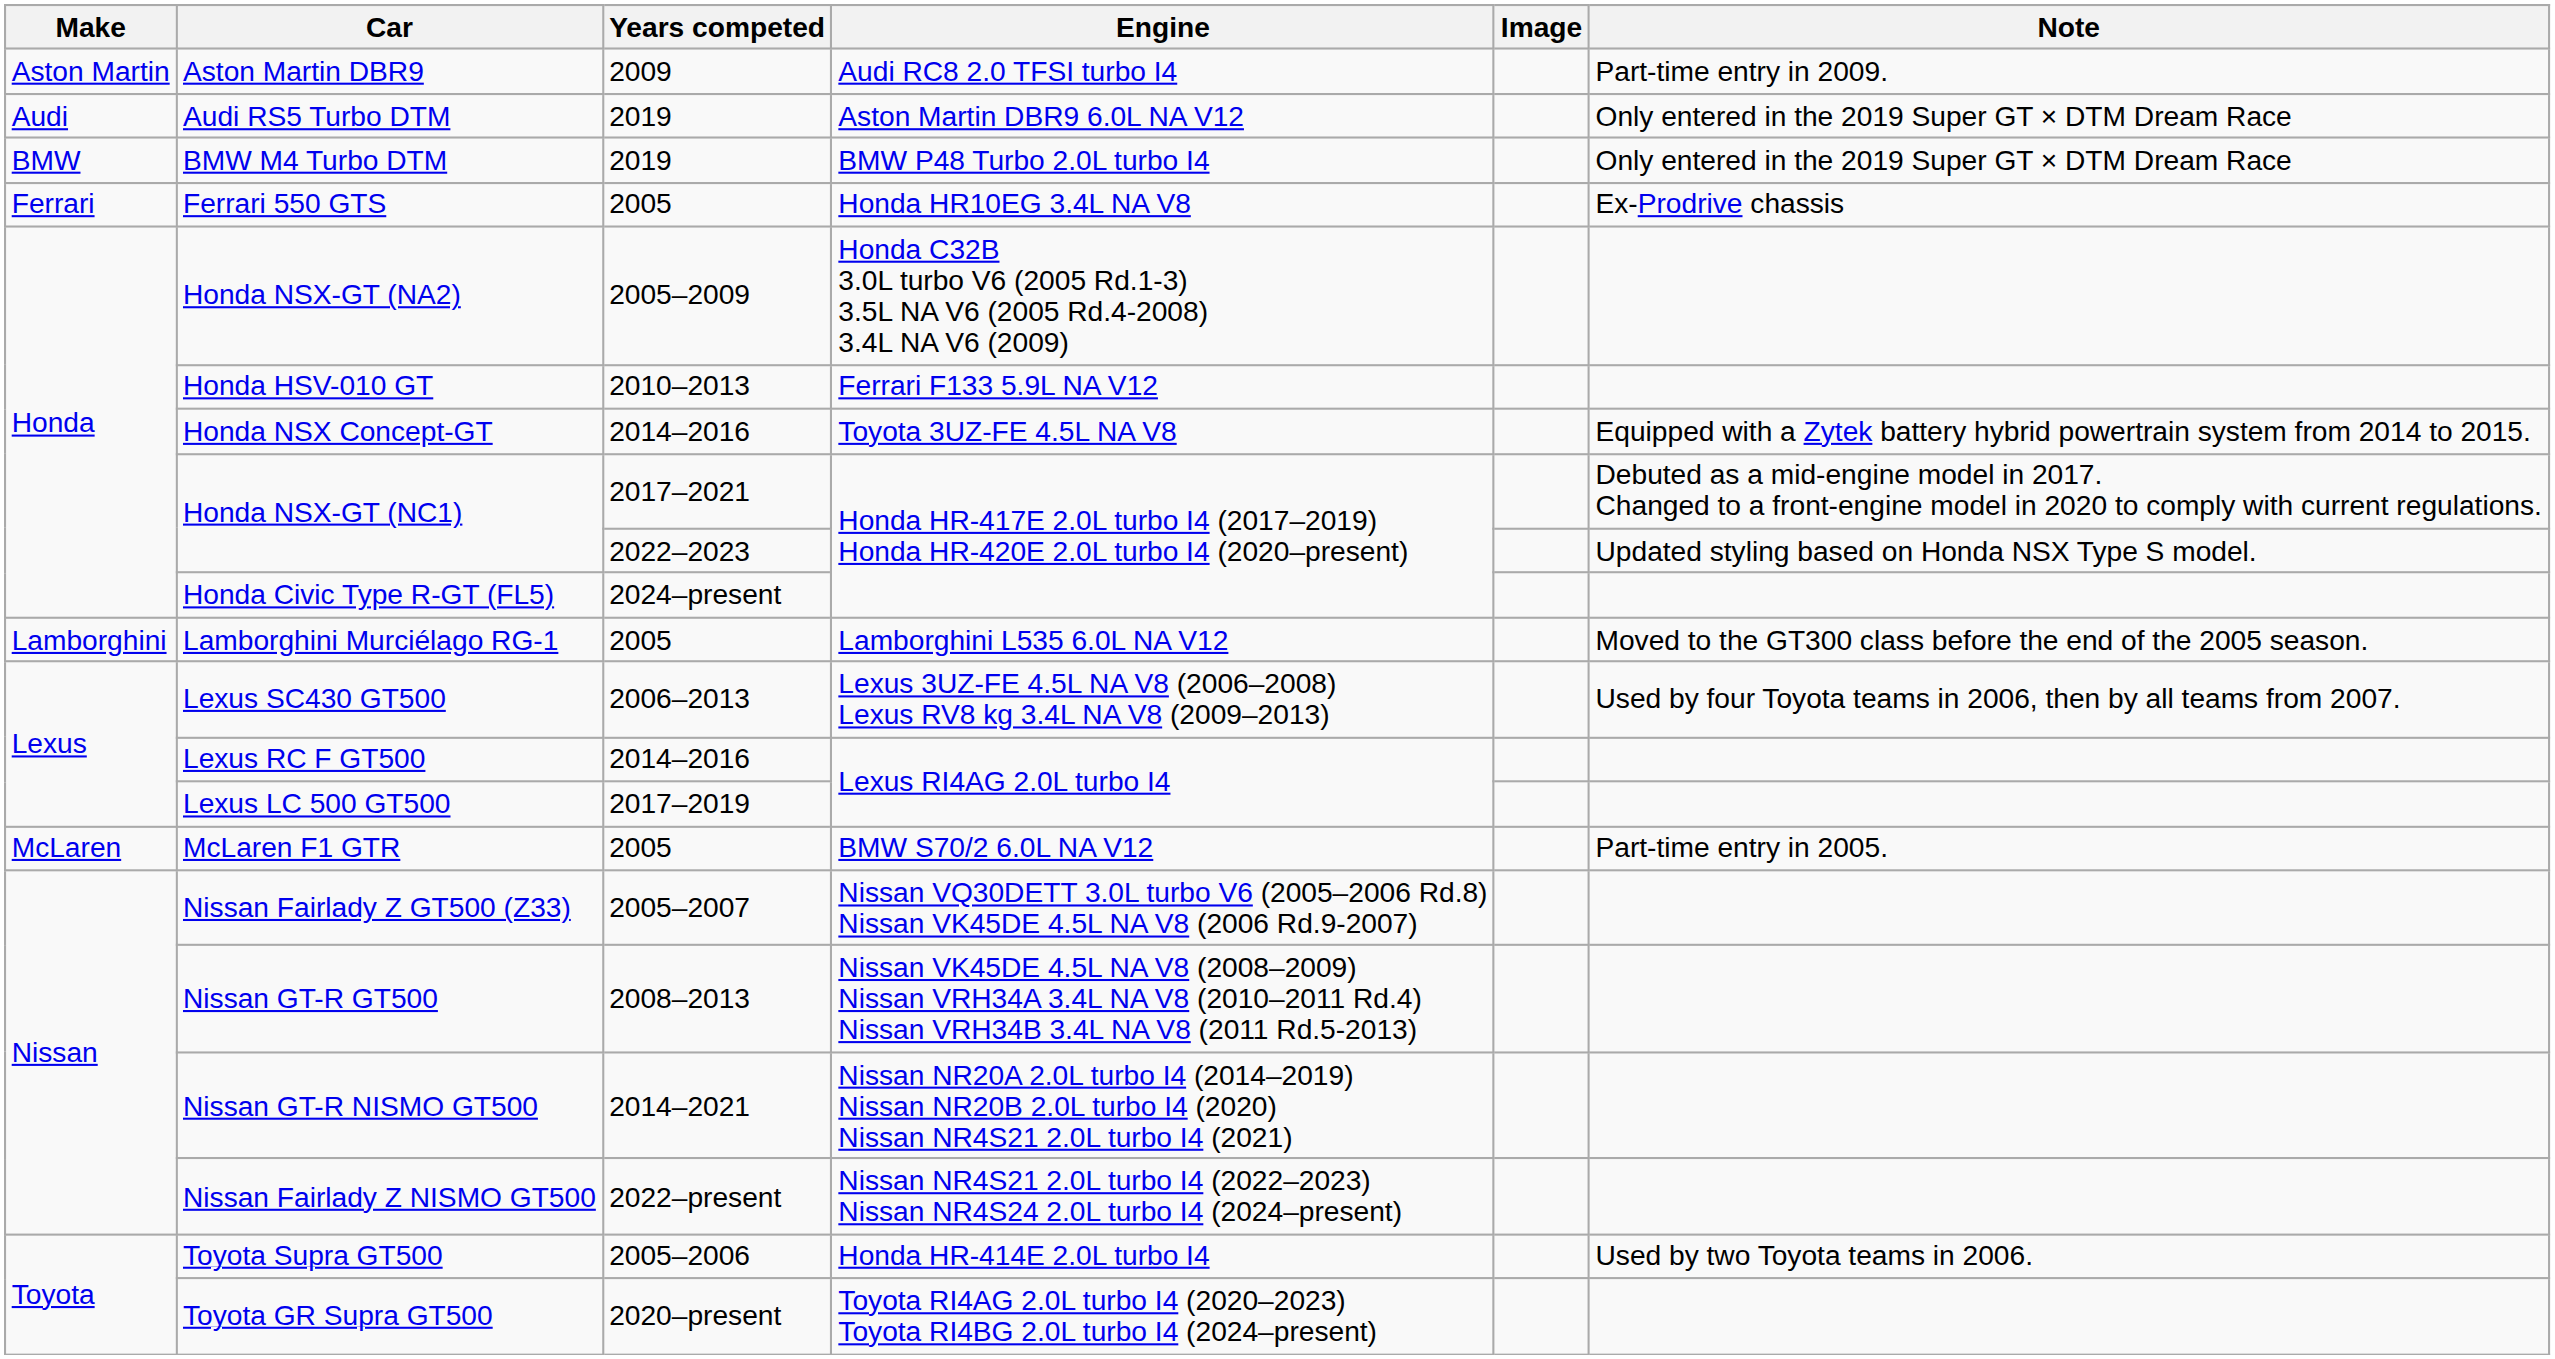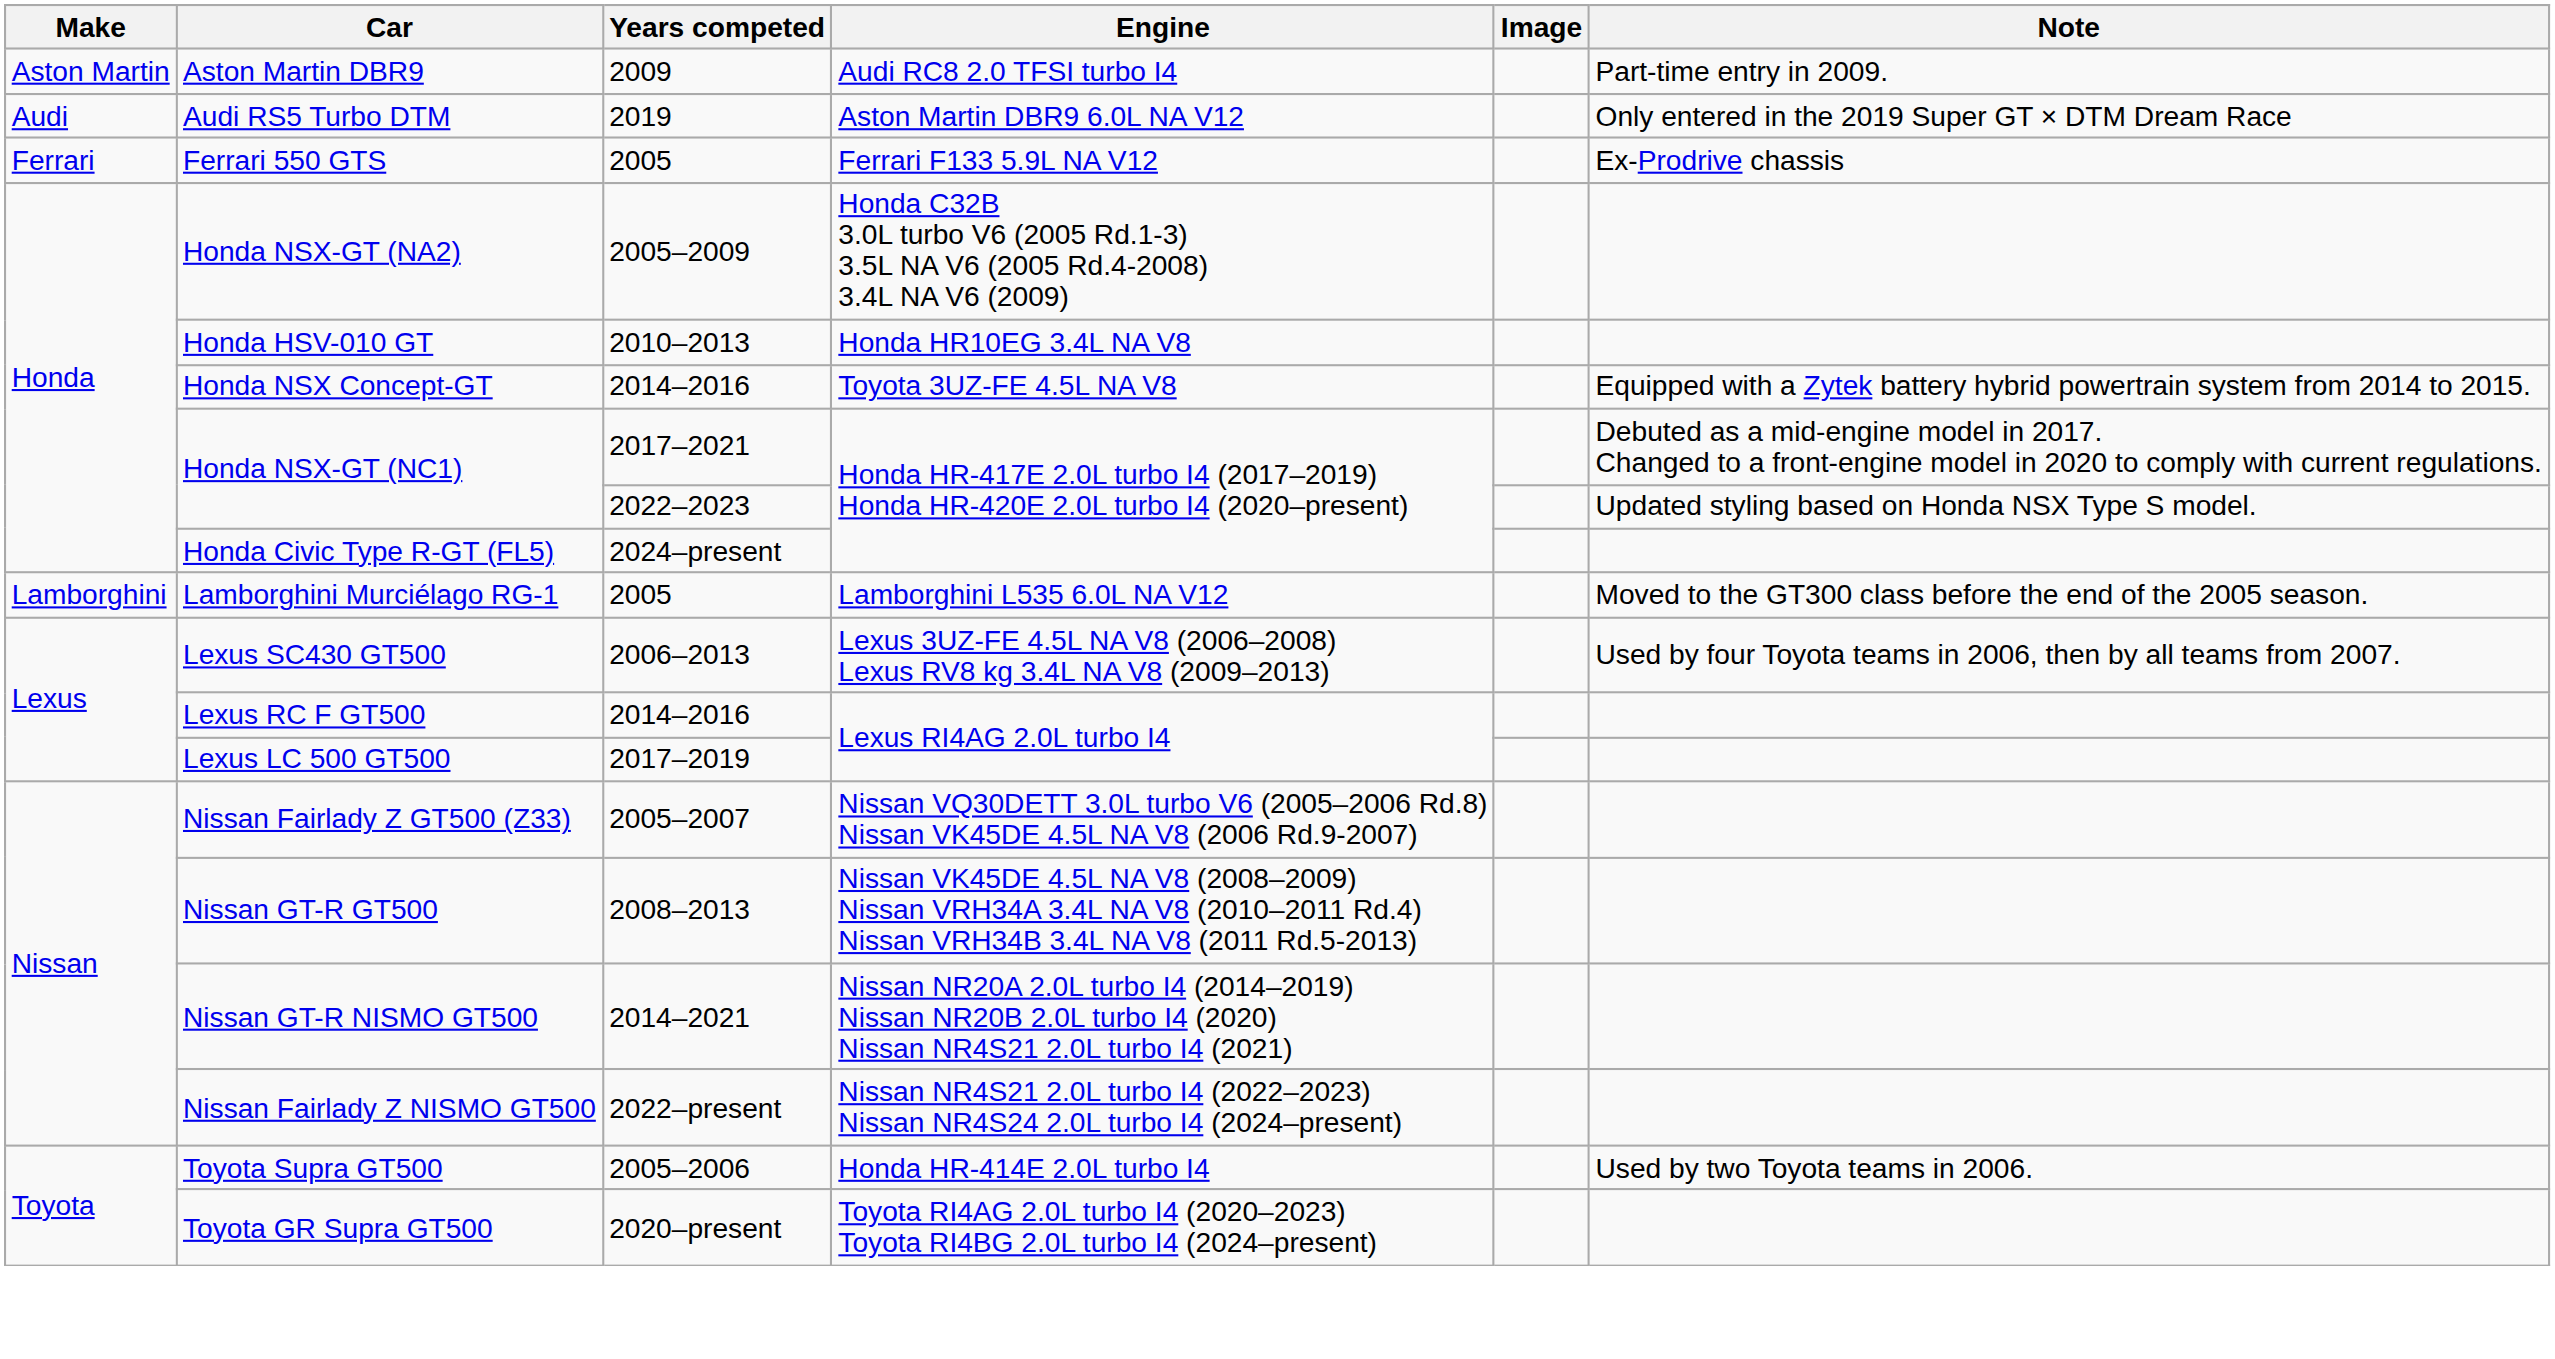- row: (315, 160)
(1015, 204) Honda HR10EG 3.4L NA V8 -> (998, 160) Ferrari F133 5.9L NA V12
(998, 386) Ferrari F133 5.9L NA V12 -> (1015, 342) Honda HR10EG 3.4L NA V8
- row: (292, 848)
